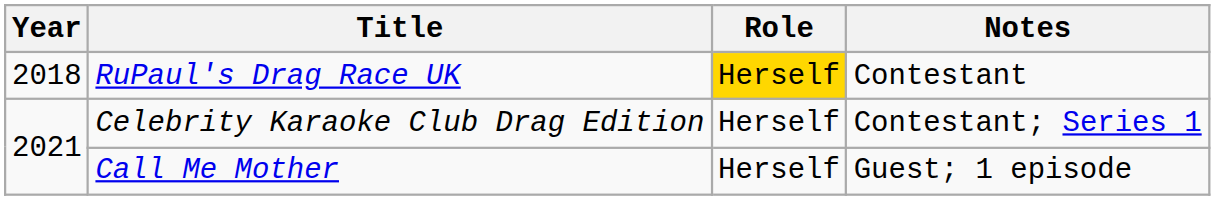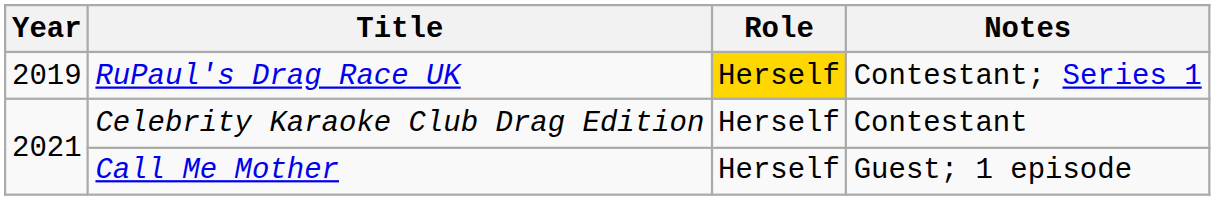(47, 76) 2018 -> (47, 76) 2019
(941, 76) Contestant -> (1028, 76) Contestant; Series 1
(1028, 123) Contestant; Series 1 -> (941, 123) Contestant
